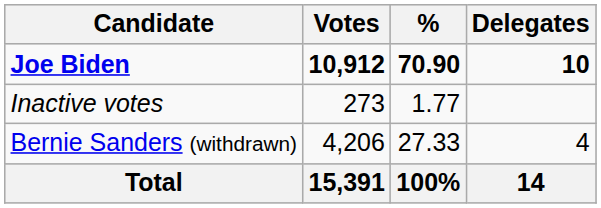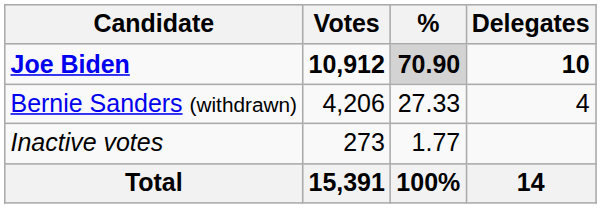(429, 63) no background -> (429, 63) lightgrey background
rows swapped: (154, 143) <-> (87, 103)
